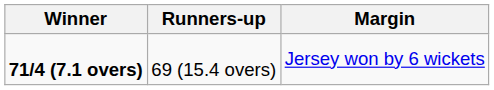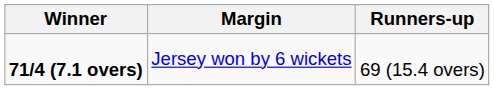columns swapped: (385, 19) <-> (214, 19)
